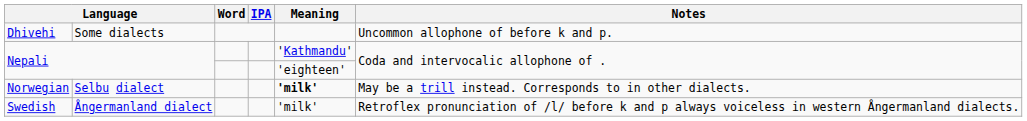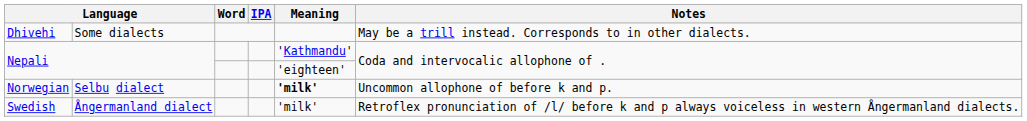(486, 32) Uncommon allophone of before k and p. -> (554, 32) May be a trill instead. Corresponds to in other dialects.
(554, 88) May be a trill instead. Corresponds to in other dialects. -> (486, 88) Uncommon allophone of before k and p.
